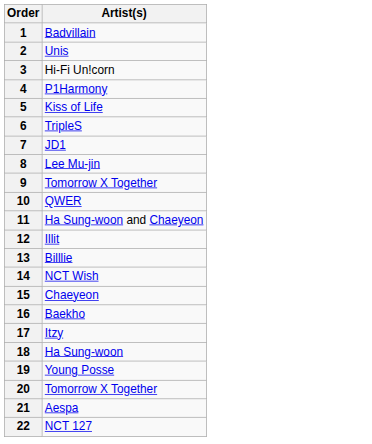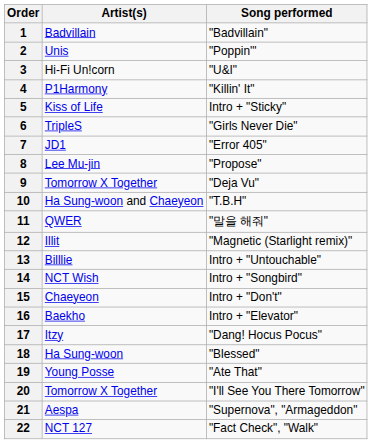+ column: (287, 13)
(63, 201) QWER -> (124, 201) Ha Sung-woon and Chaeyeon
(124, 220) Ha Sung-woon and Chaeyeon -> (63, 221) QWER
